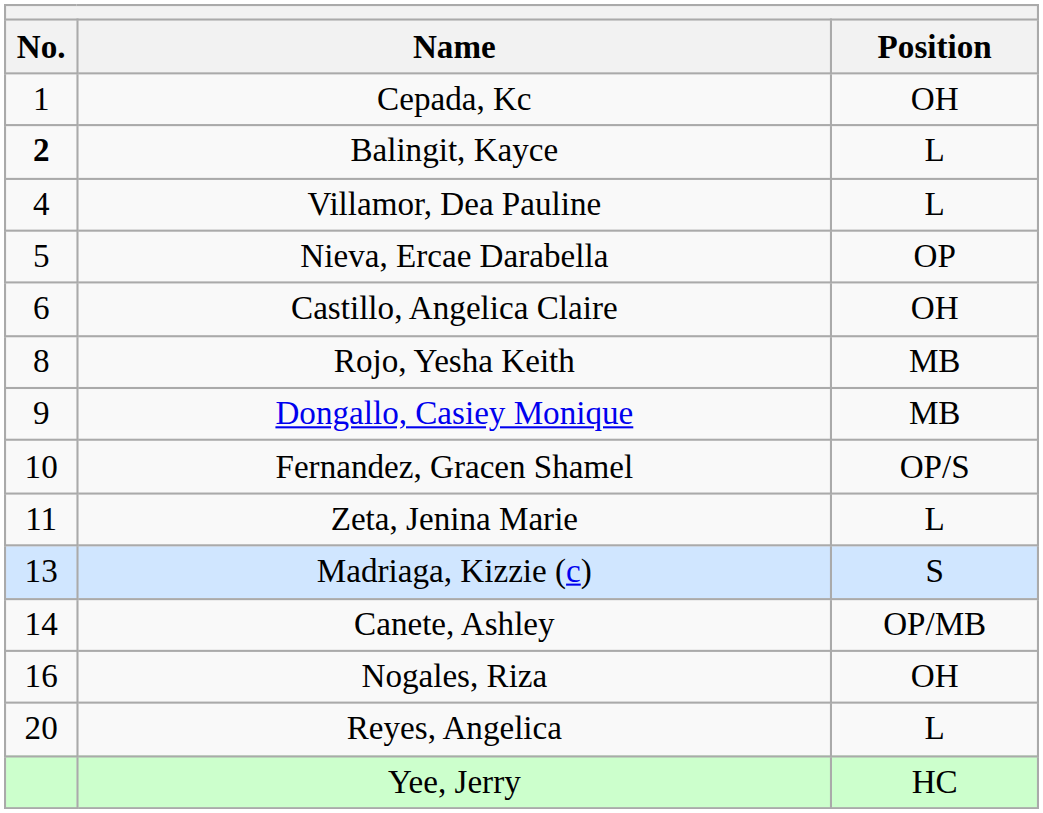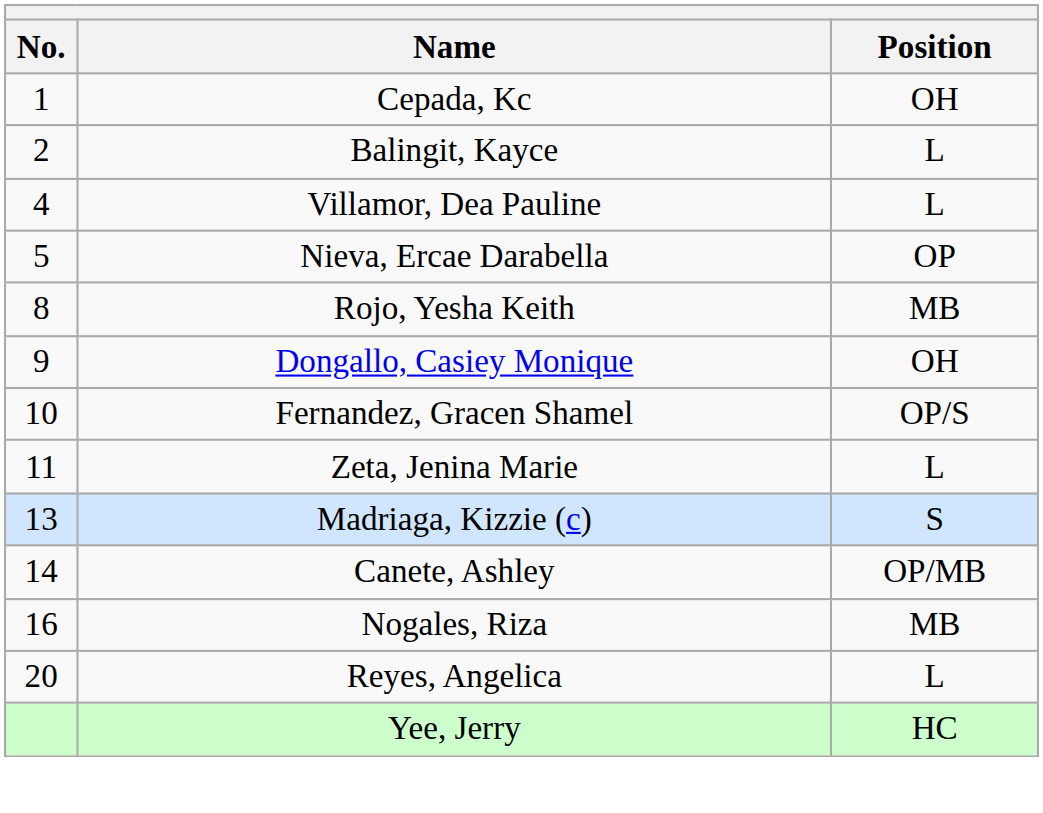(41, 151) bold -> (41, 151) normal
- row: (454, 308)
(935, 413) MB -> (935, 361) OH
(935, 676) OH -> (935, 623) MB
